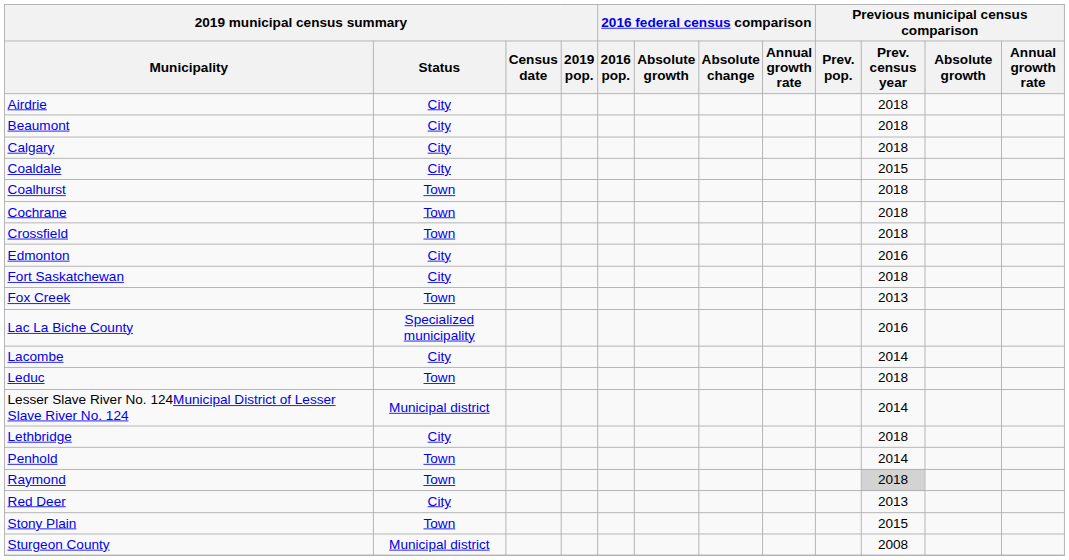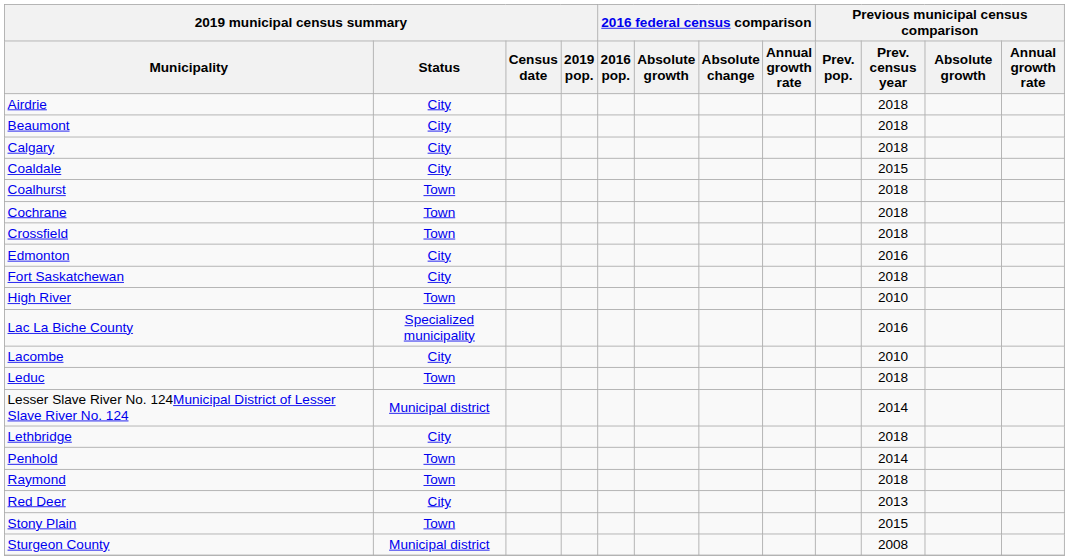- row: (39, 298)
+ row: (39, 298)
(893, 356) 2014 -> (893, 356) 2010
(893, 480) lightgrey background -> (893, 480) no background
